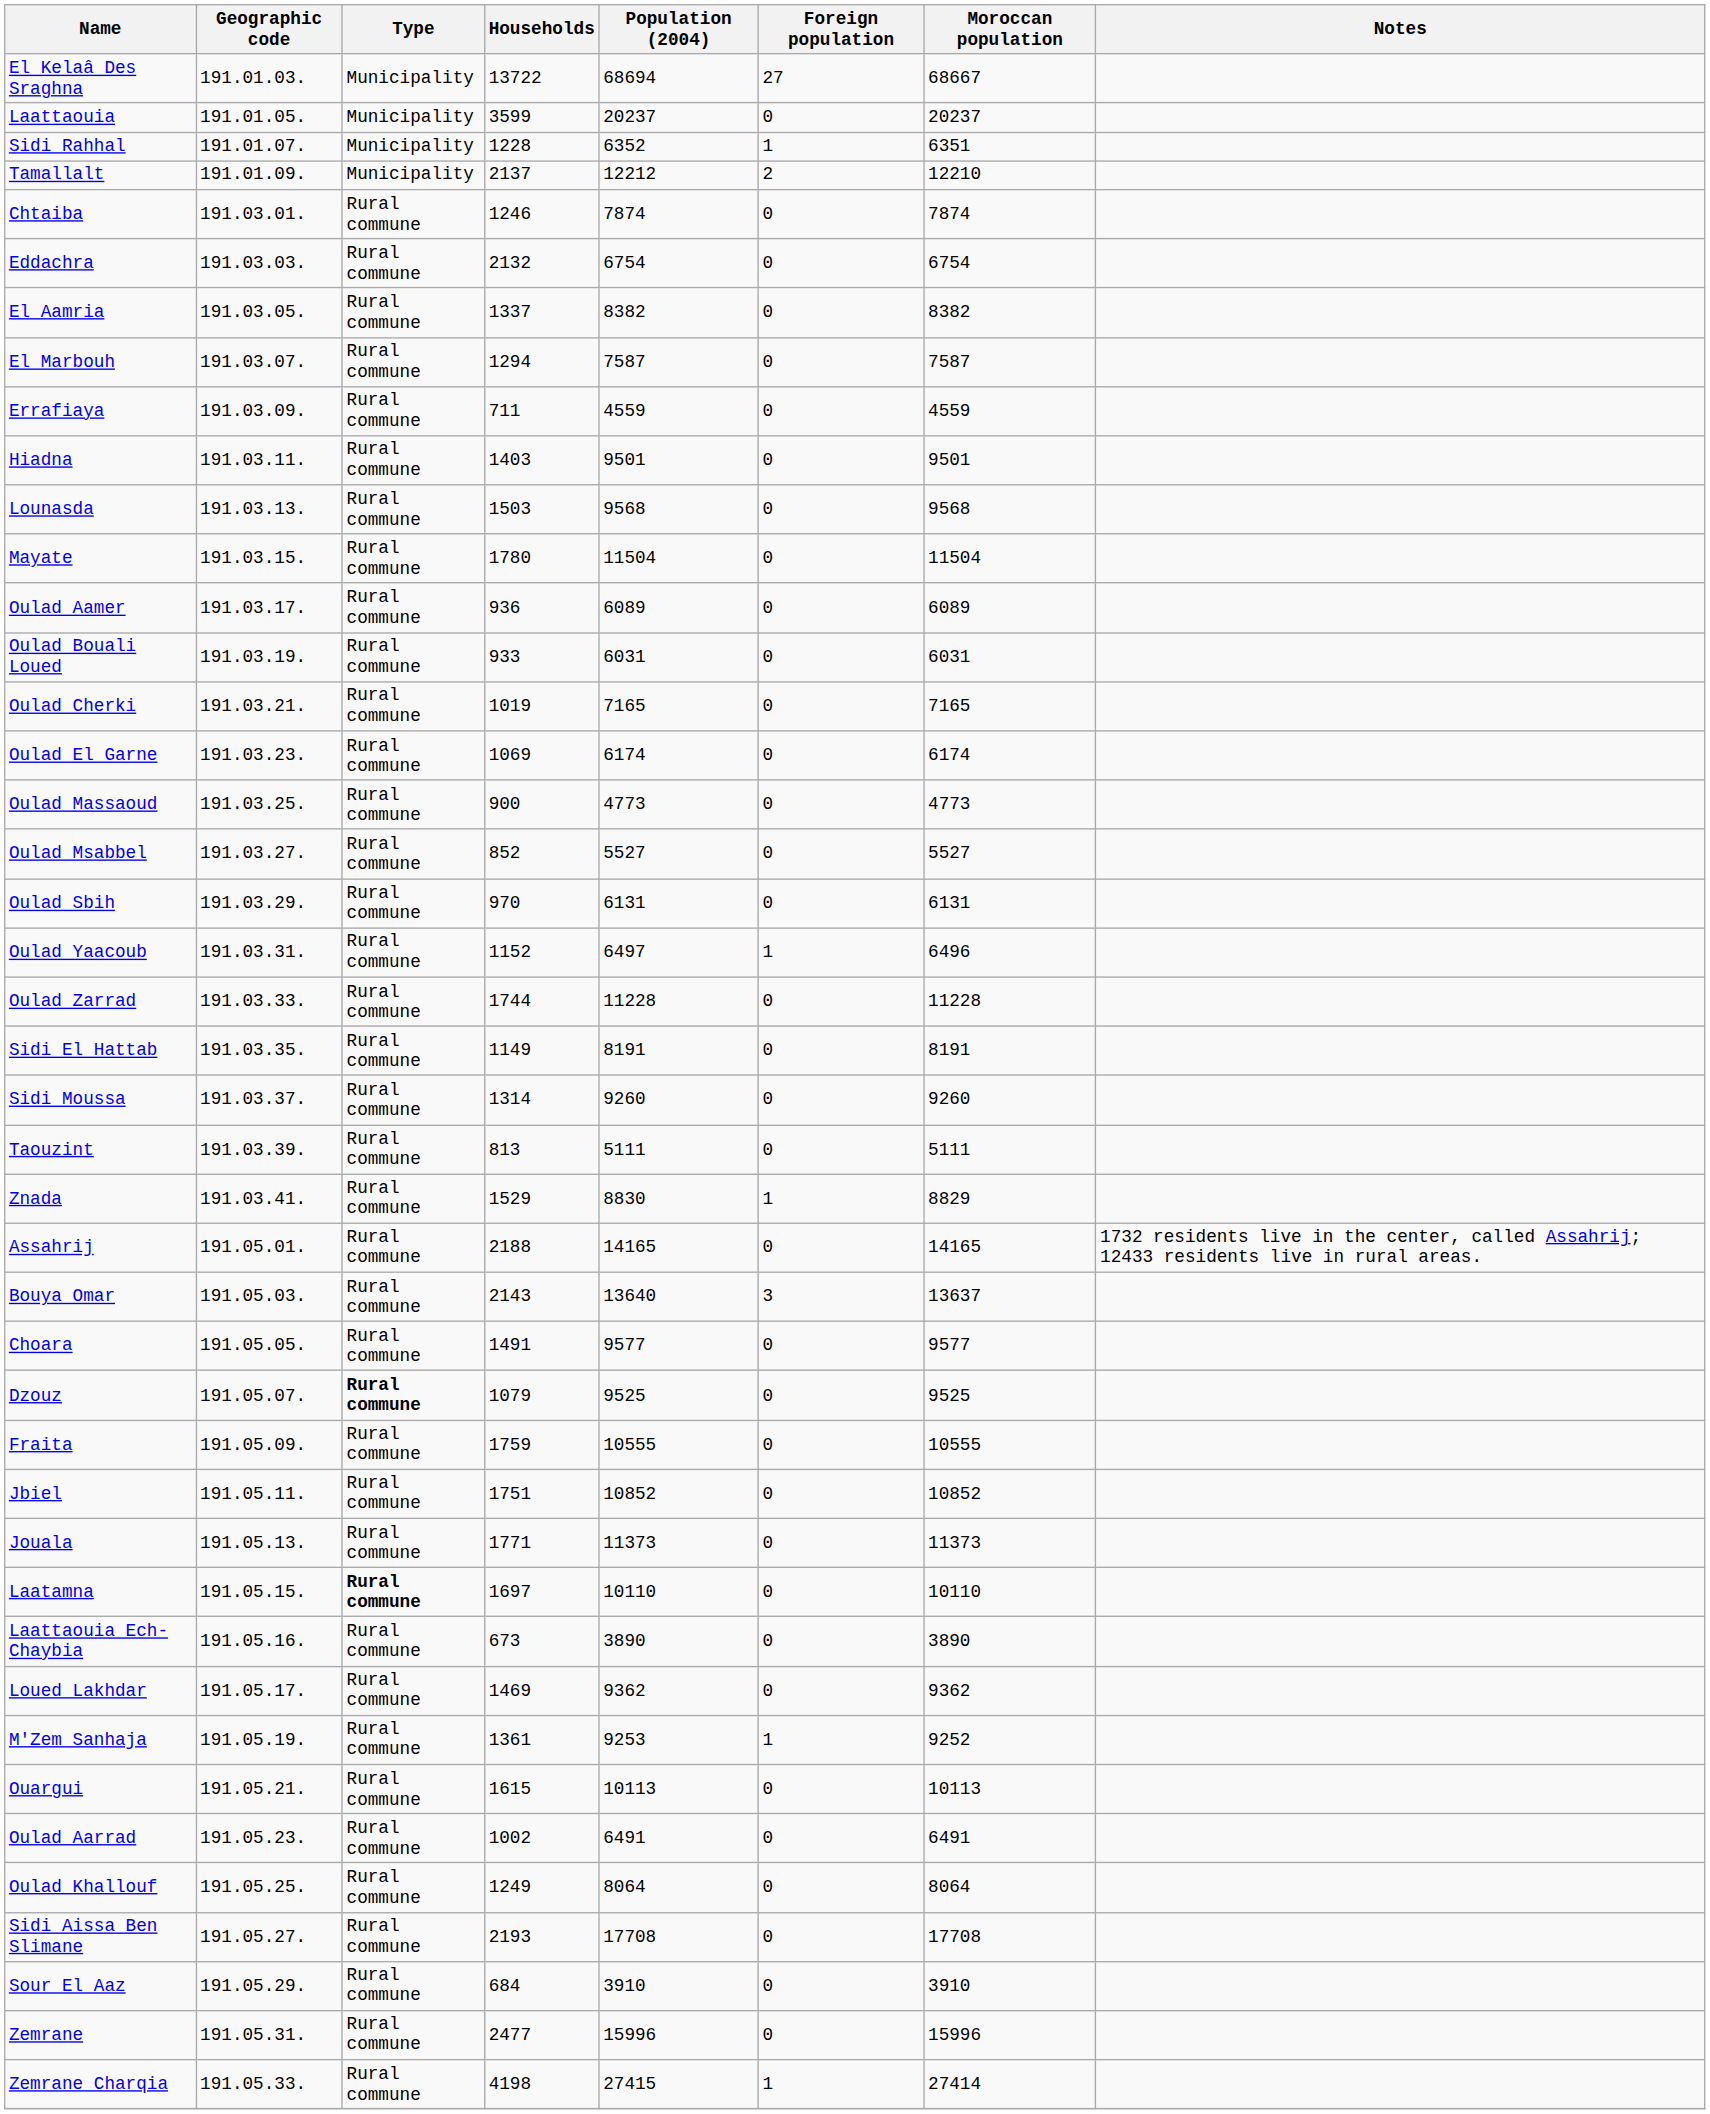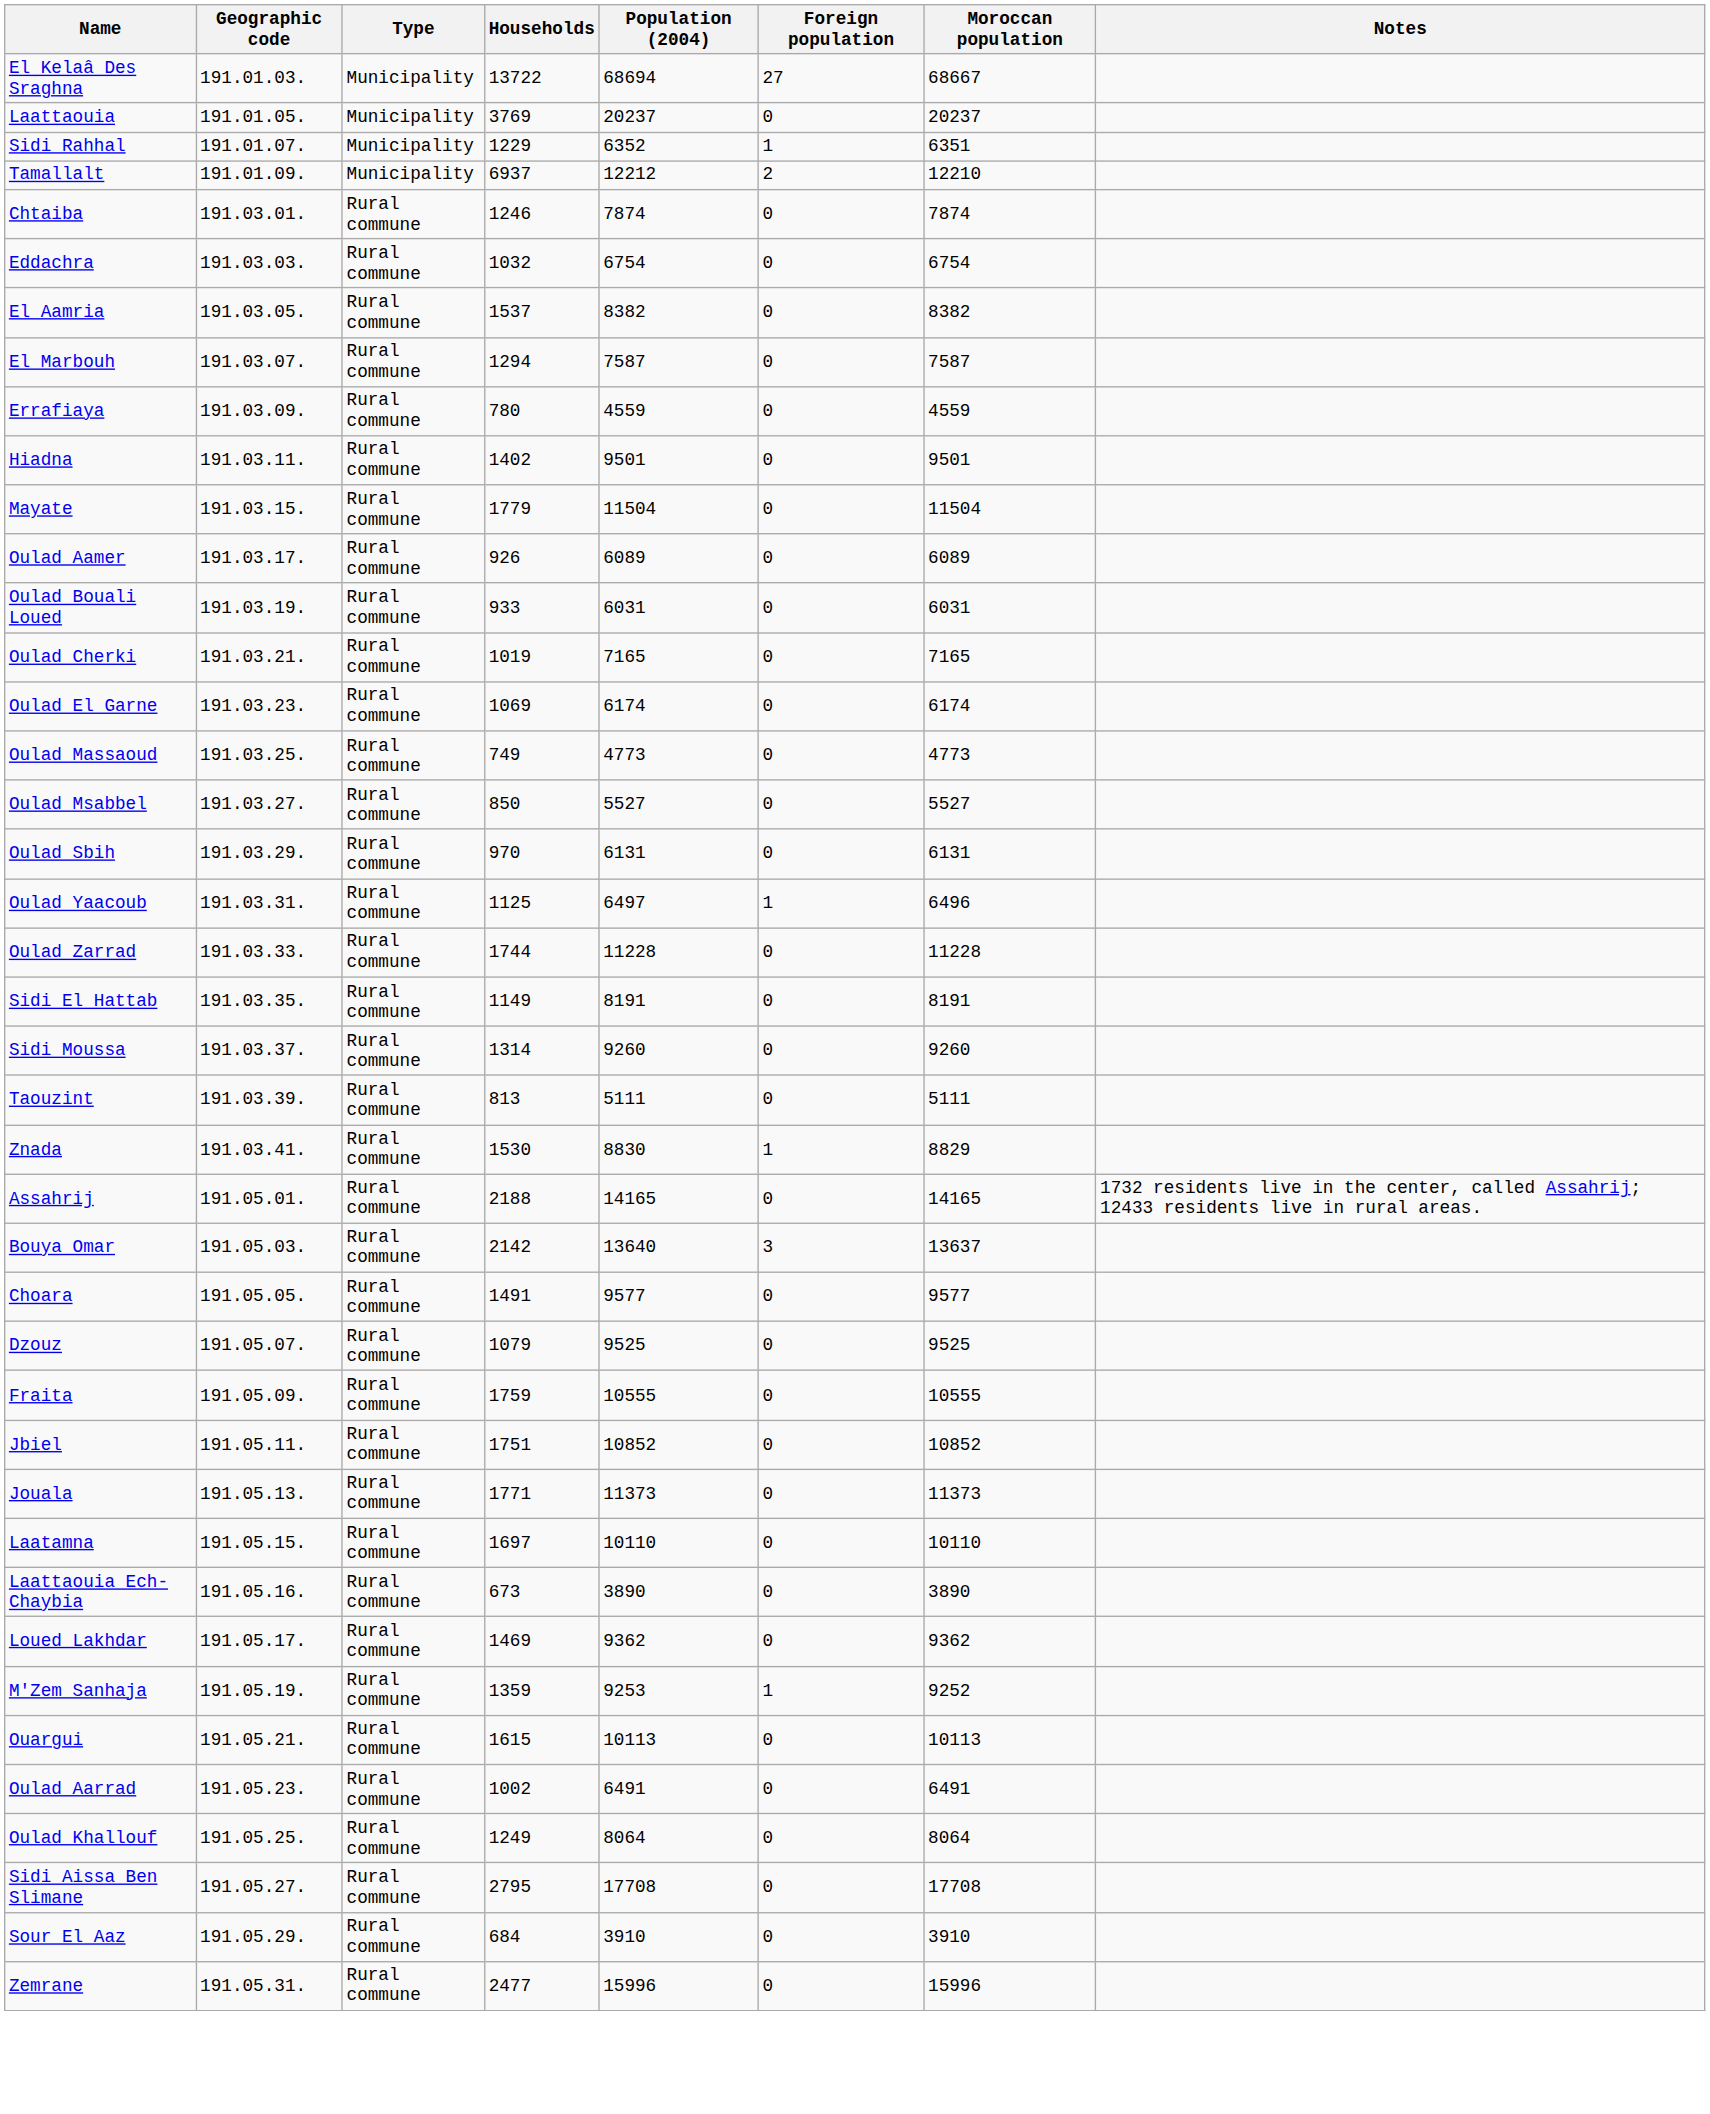(510, 118) 3599 -> (510, 118) 3769
(510, 146) 1228 -> (510, 146) 1229
(510, 175) 2137 -> (510, 175) 6937
(510, 263) 2132 -> (510, 263) 1032
(510, 313) 1337 -> (510, 313) 1537
(505, 411) 711 -> (505, 411) 780
(510, 460) 1403 -> (510, 460) 1402
- row: (51, 509)
(510, 559) 1780 -> (510, 509) 1779
(505, 608) 936 -> (505, 559) 926
(505, 805) 900 -> (505, 756) 749
(505, 854) 852 -> (505, 805) 850
(510, 952) 1152 -> (510, 903) 1125
(510, 1198) 1529 -> (510, 1149) 1530
(510, 1297) 2143 -> (510, 1248) 2142
(384, 1395) bold -> (384, 1346) normal
(384, 1592) bold -> (384, 1543) normal
(510, 1740) 1361 -> (510, 1691) 1359
(510, 1937) 2193 -> (510, 1887) 2795
- row: (88, 2084)
